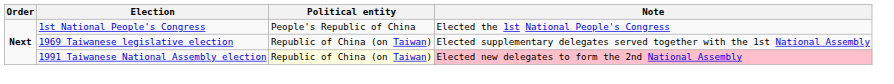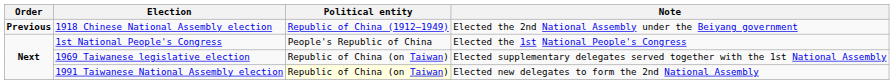+ row: (164, 27)
(589, 57) pink background -> (606, 72) no background
